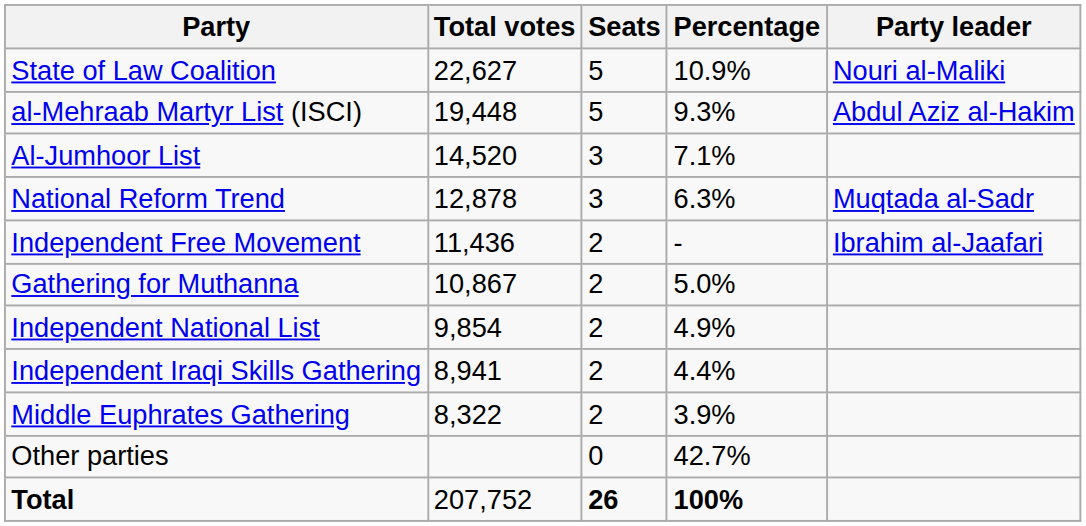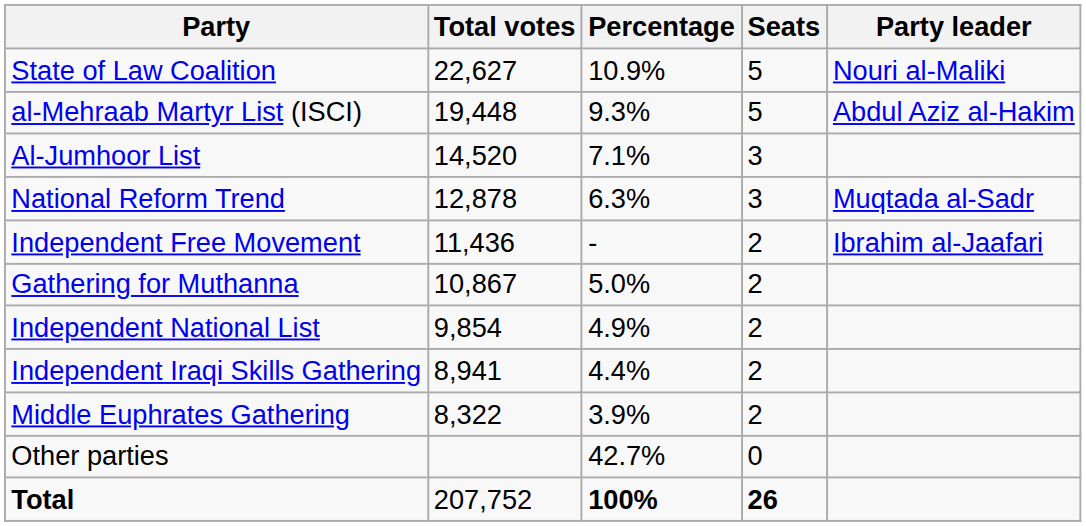columns swapped: (747, 27) <-> (624, 27)
